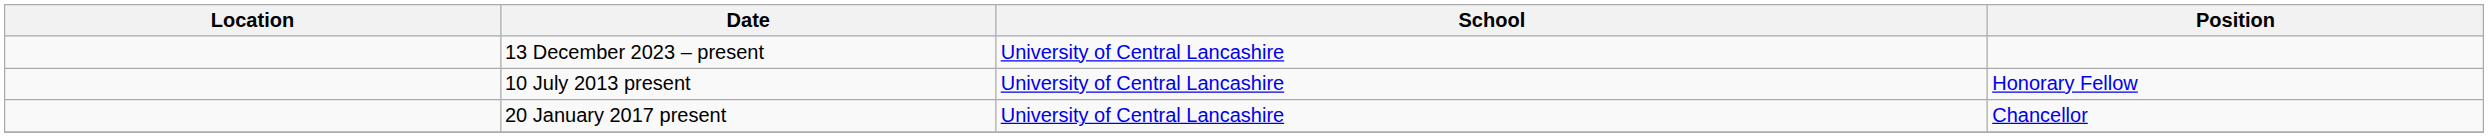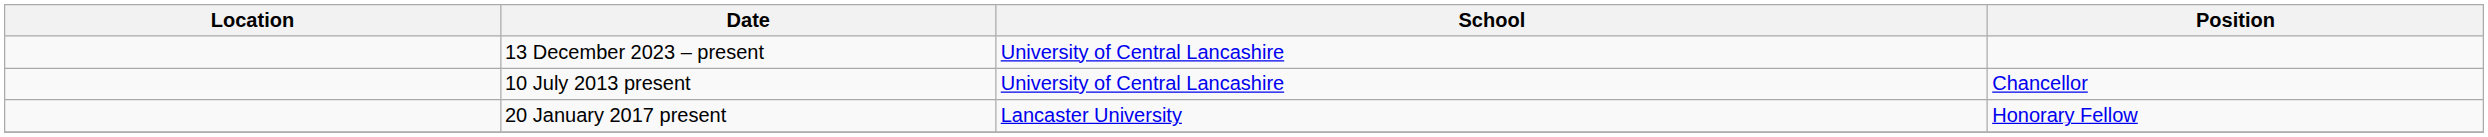(2065, 83) Honorary Fellow -> (2040, 83) Chancellor
(1142, 115) University of Central Lancashire -> (1091, 115) Lancaster University
(2040, 115) Chancellor -> (2065, 115) Honorary Fellow
